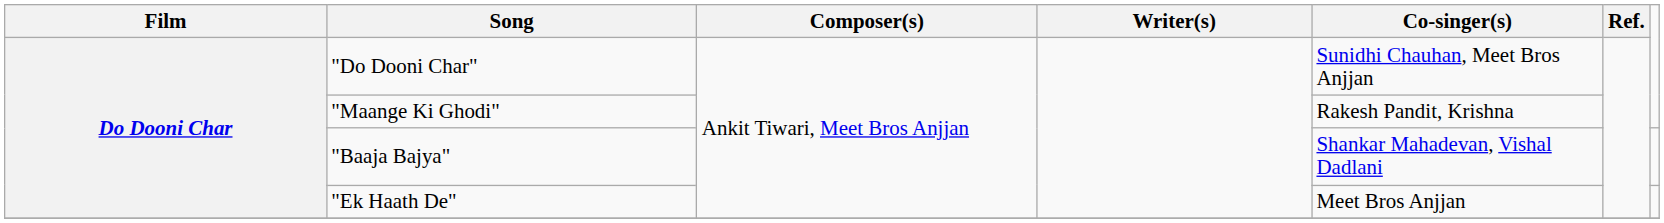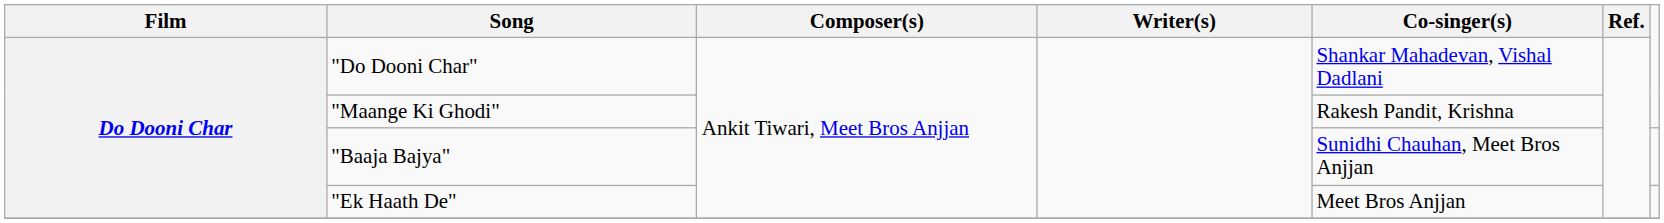(1438, 66) Sunidhi Chauhan, Meet Bros Anjjan -> (1434, 66) Shankar Mahadevan, Vishal Dadlani
(1434, 156) Shankar Mahadevan, Vishal Dadlani -> (1438, 156) Sunidhi Chauhan, Meet Bros Anjjan
